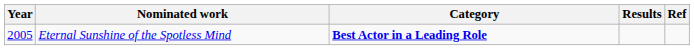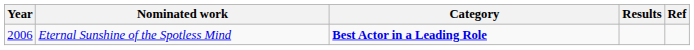(20, 34) 2005 -> (20, 34) 2006
